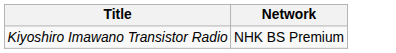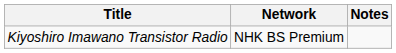+ column: (370, 15)
